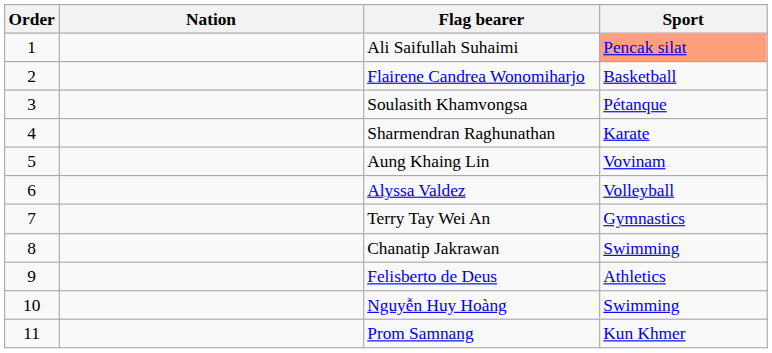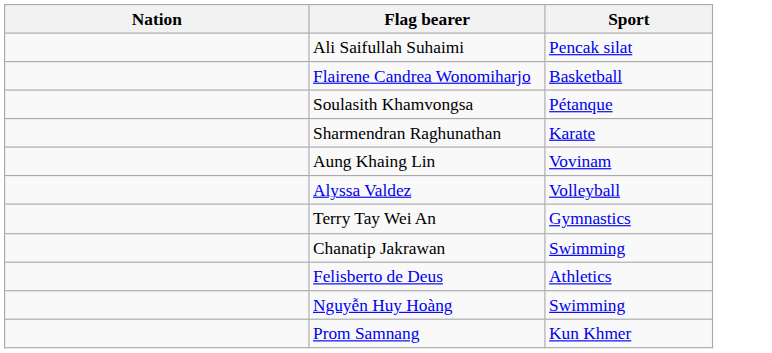- column: (32, 18)
(645, 47) lightsalmon background -> (591, 47) no background
